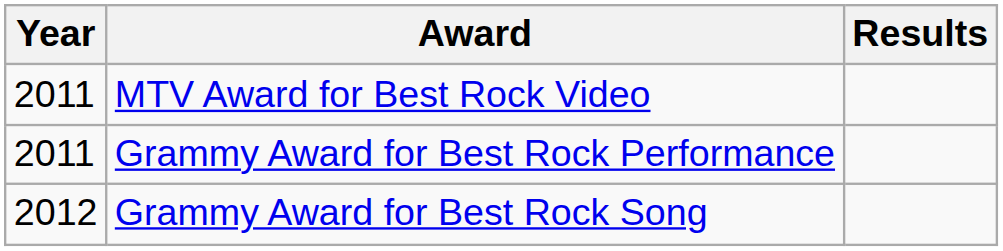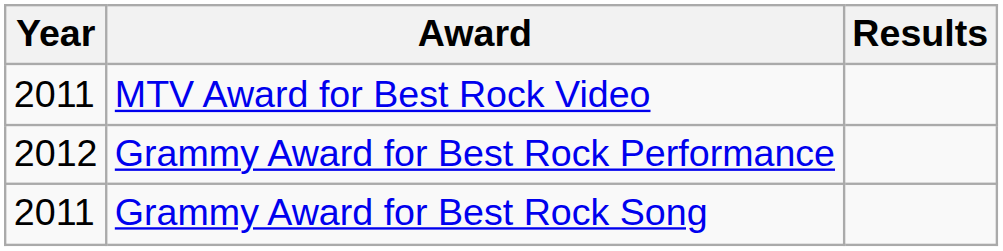(54, 153) 2011 -> (56, 153) 2012
(56, 213) 2012 -> (54, 213) 2011
